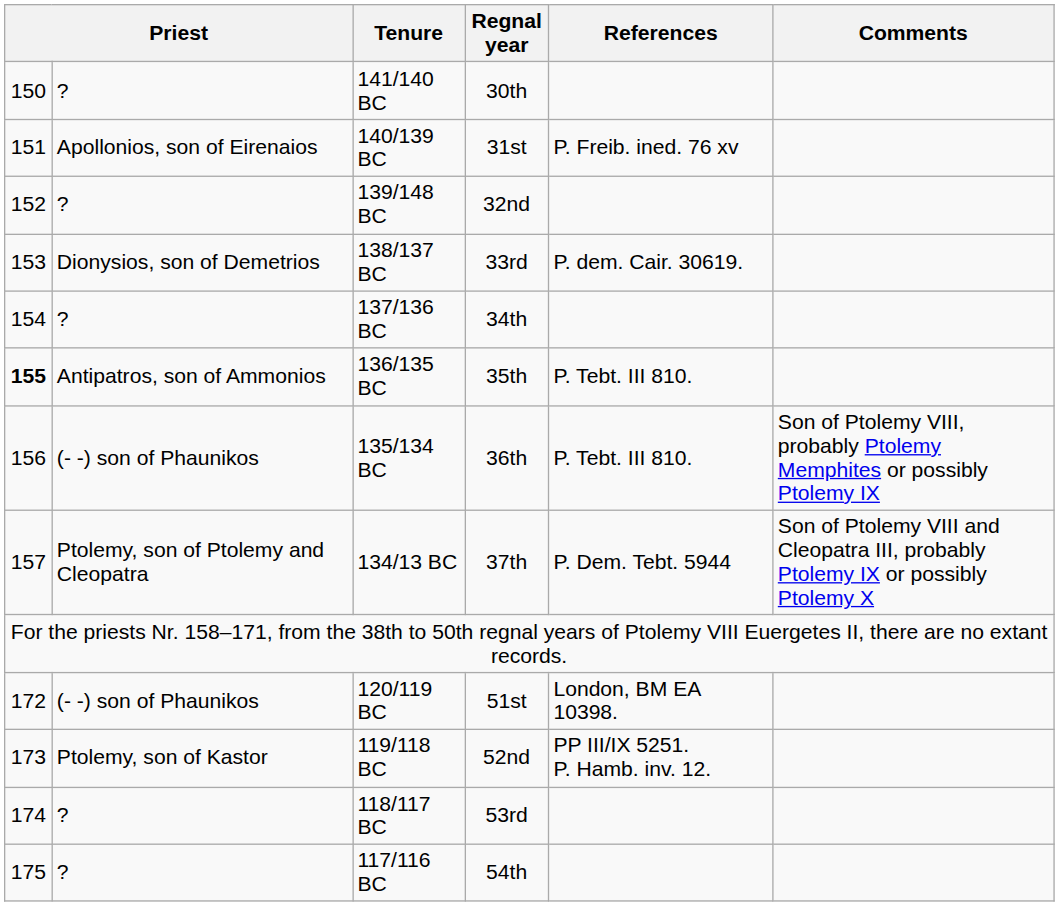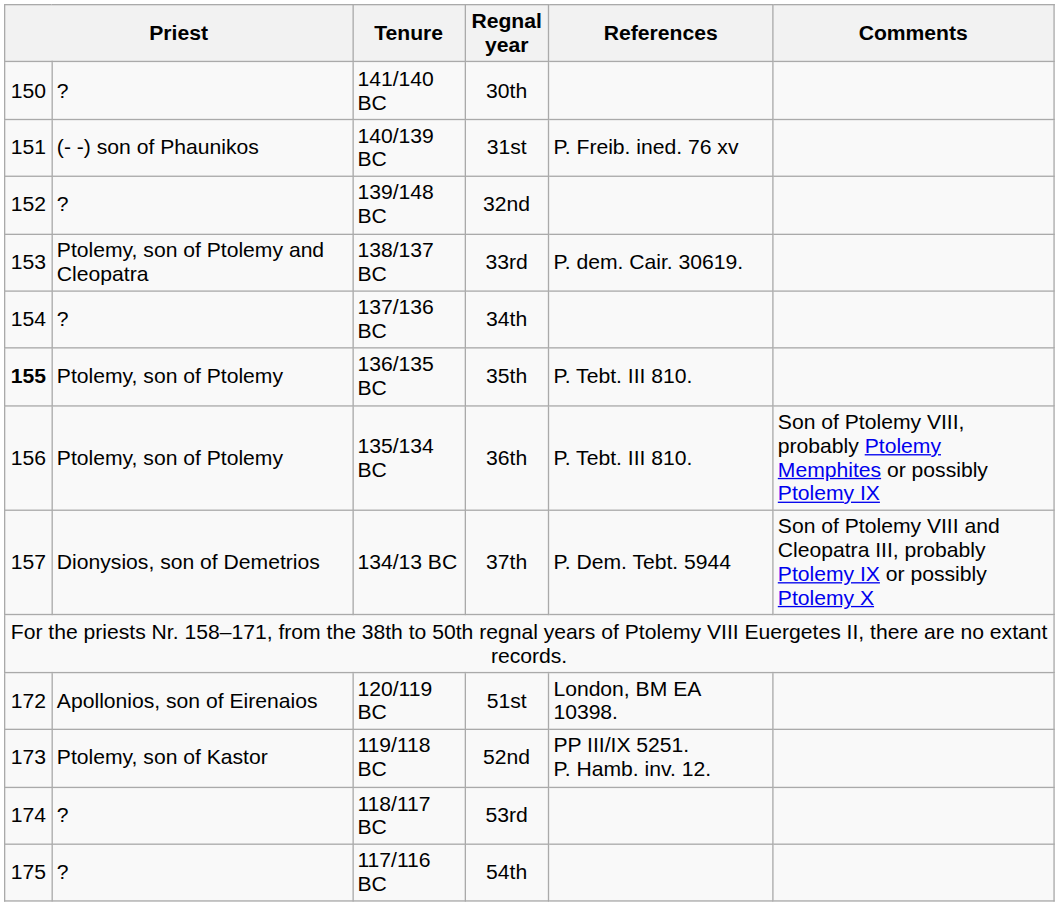(187, 147) Apollonios, son of Eirenaios -> (158, 147) (- -) son of Phaunikos
(188, 262) Dionysios, son of Demetrios -> (190, 262) Ptolemy, son of Ptolemy and Cleopatra
(191, 376) Antipatros, son of Ammonios -> (170, 376) Ptolemy, son of Ptolemy
(158, 457) (- -) son of Phaunikos -> (170, 457) Ptolemy, son of Ptolemy
(190, 562) Ptolemy, son of Ptolemy and Cleopatra -> (188, 562) Dionysios, son of Demetrios
(158, 700) (- -) son of Phaunikos -> (187, 700) Apollonios, son of Eirenaios
